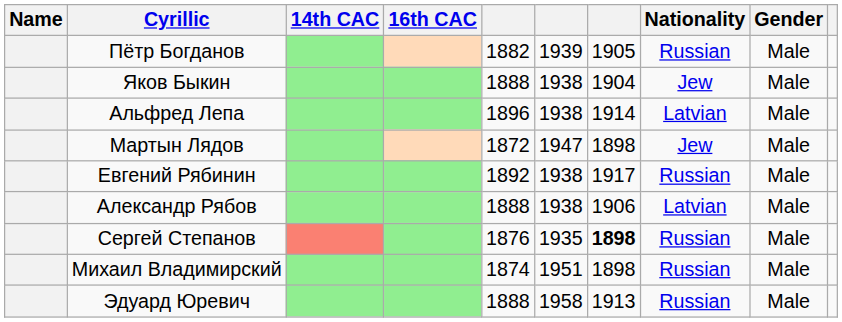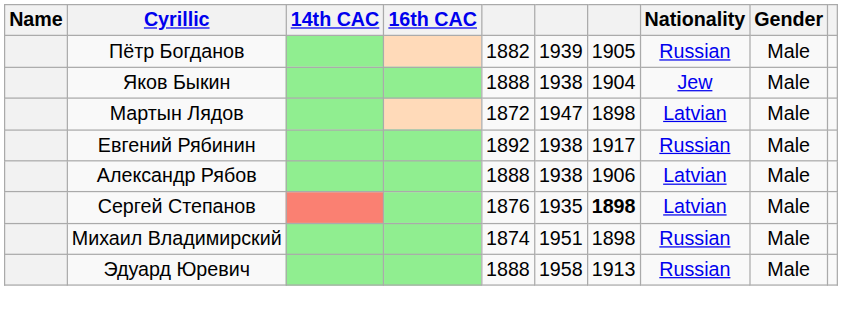- row: (177, 113)
(695, 144) Jew -> (695, 113) Latvian
(695, 238) Russian -> (695, 207) Latvian
